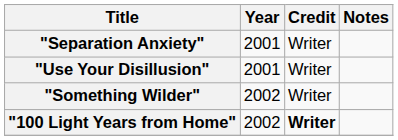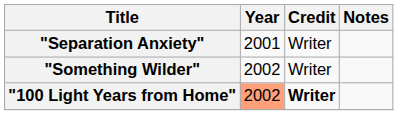- row: (122, 69)
(262, 122) no background -> (262, 95) lightsalmon background
